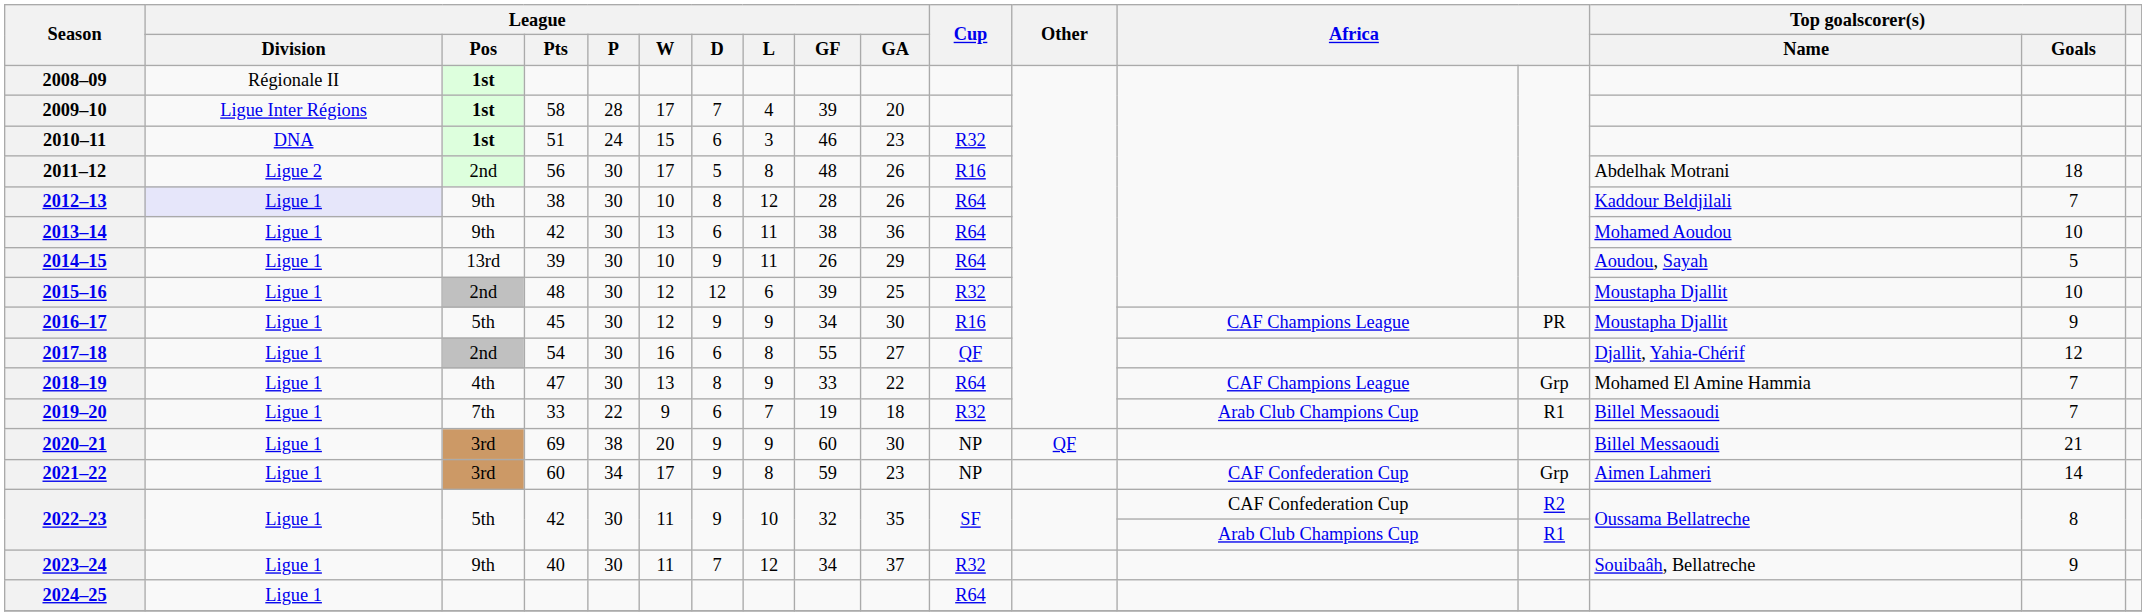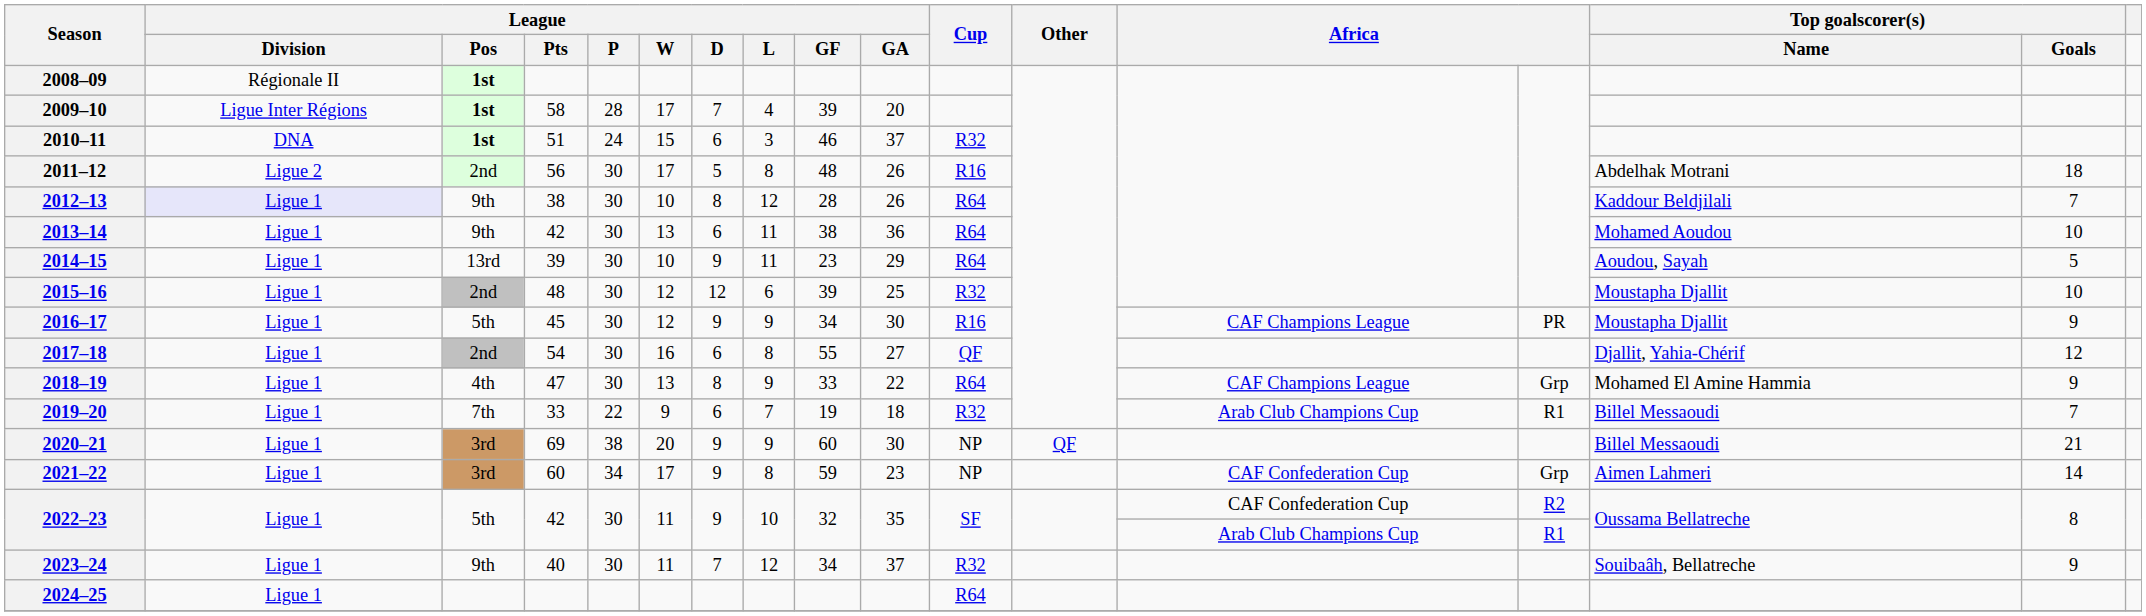(895, 140) 23 -> (895, 140) 37
(828, 261) 26 -> (828, 261) 23
(2074, 382) 7 -> (2074, 382) 9
